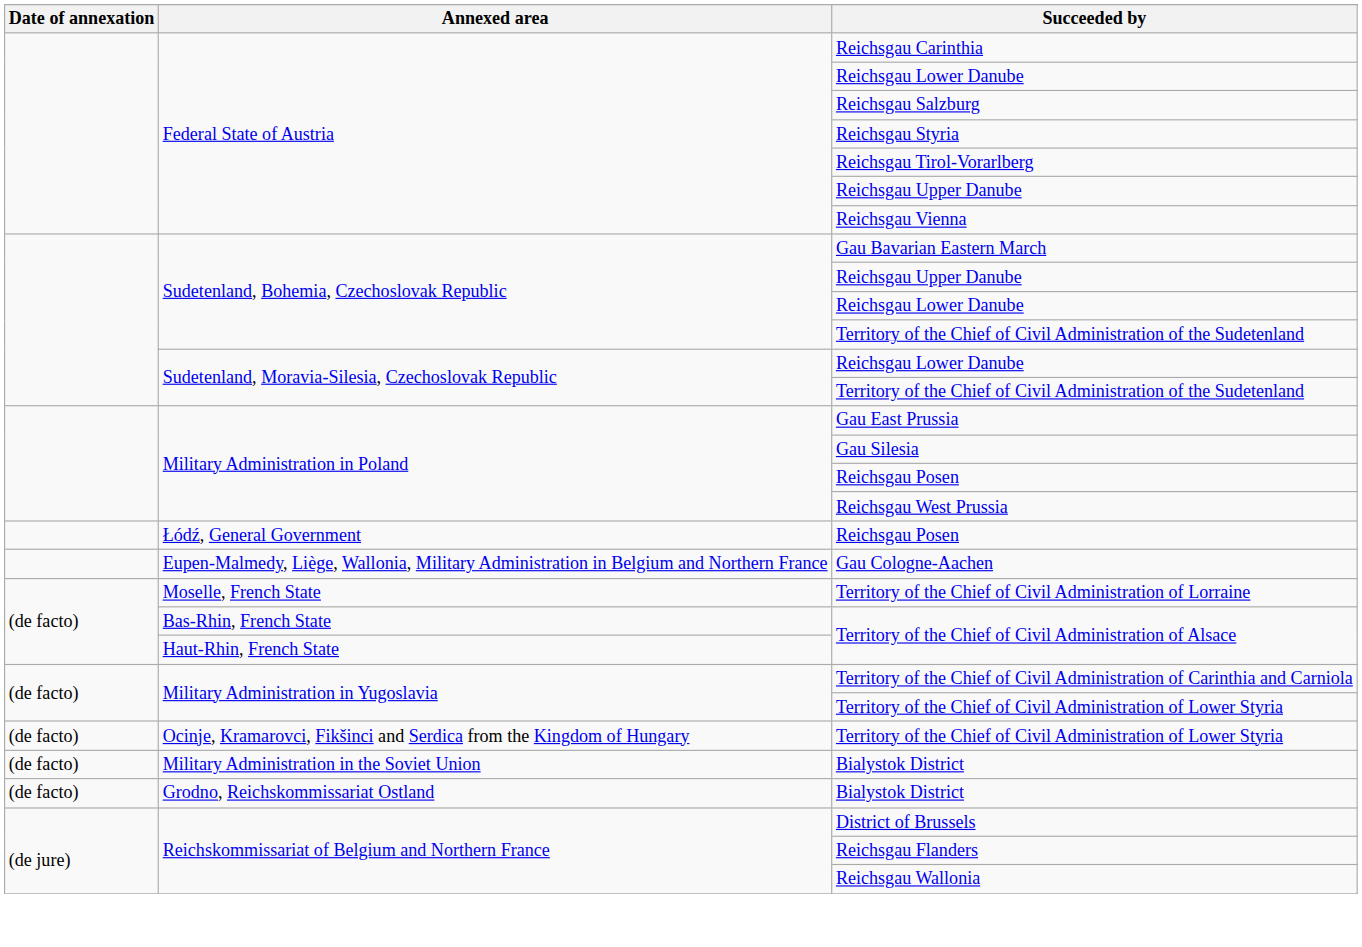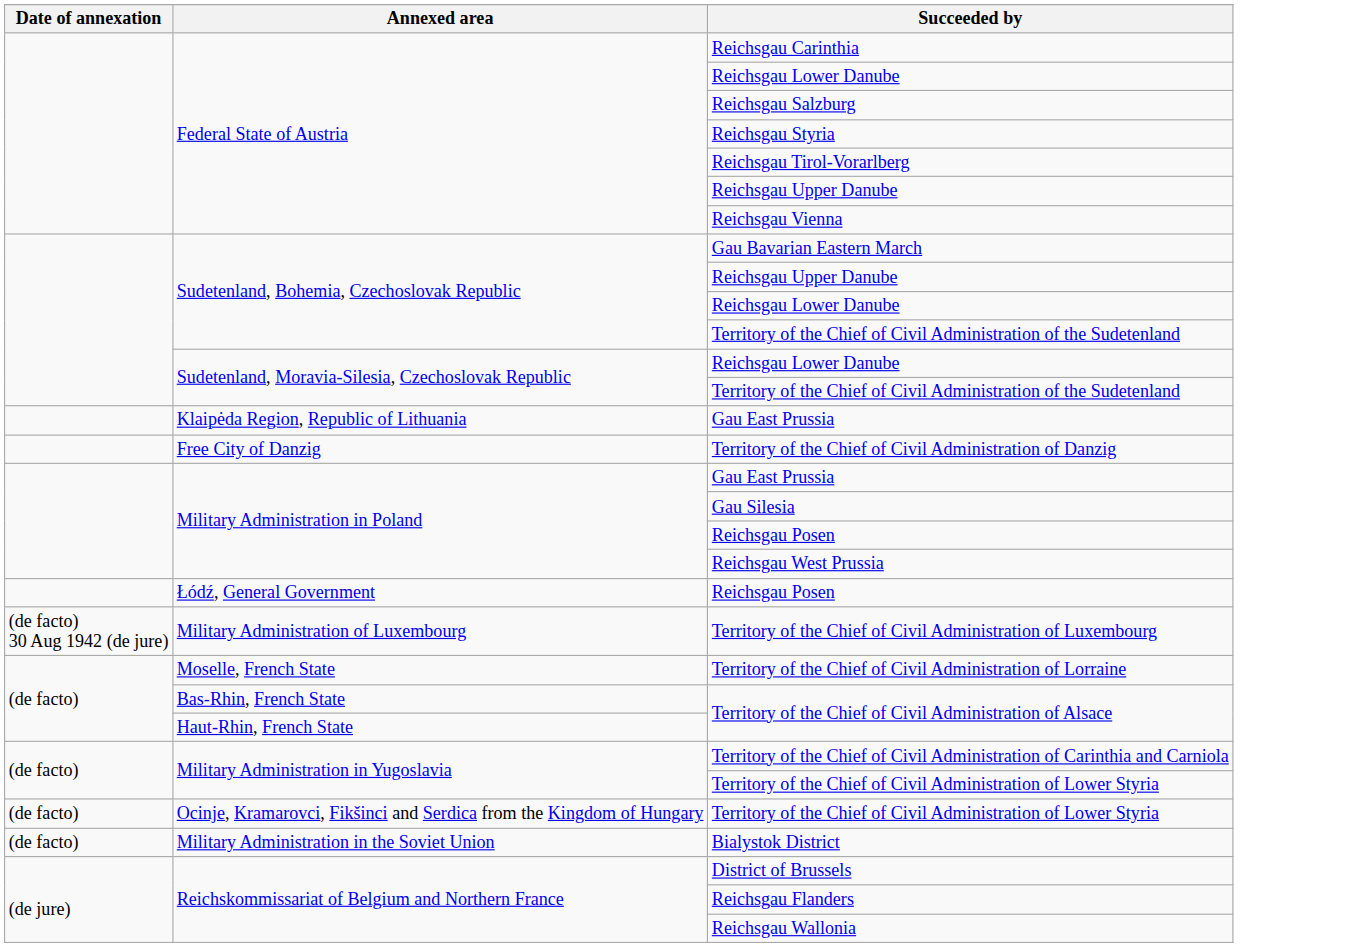+ row: (322, 420)
+ row: (249, 448)
- row: (495, 563)
+ row: (321, 631)
- row: (299, 793)
